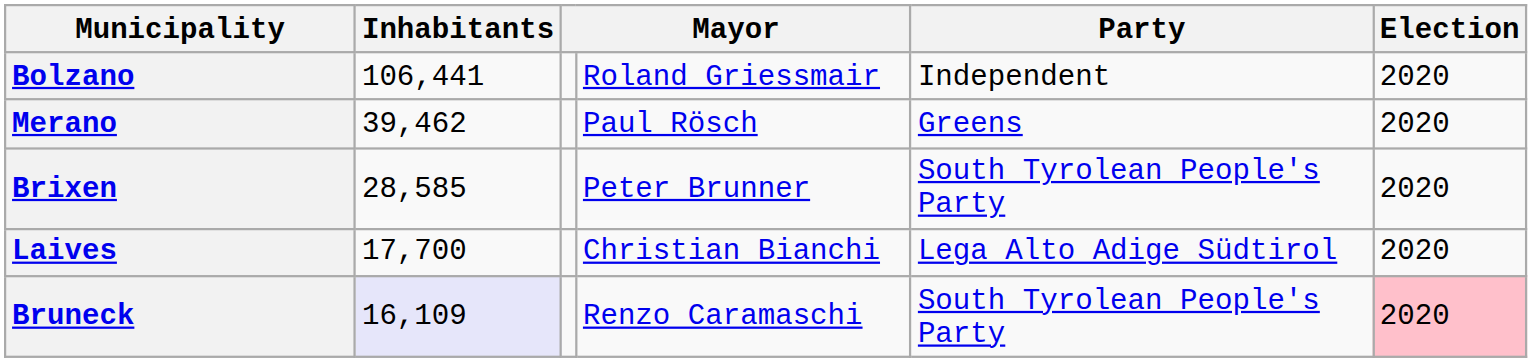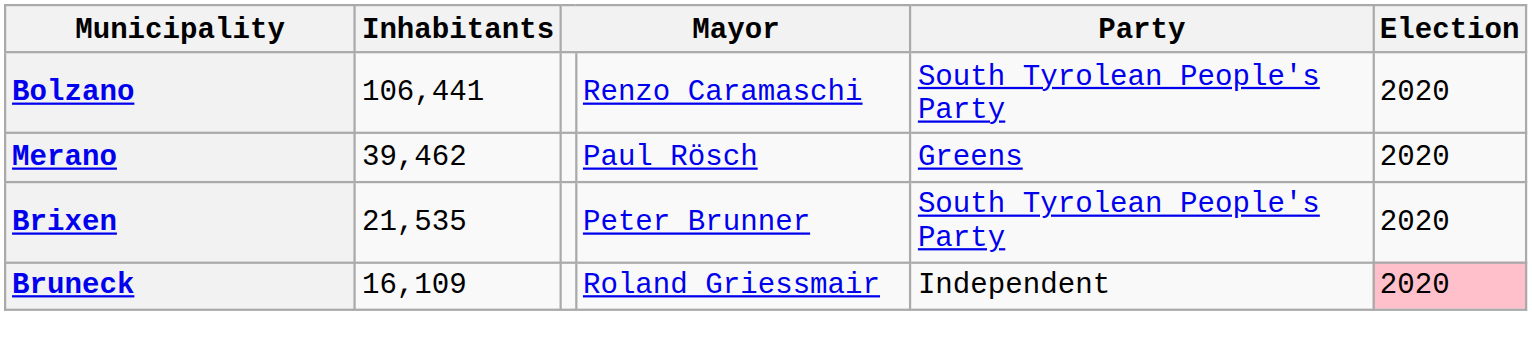(731, 76) Roland Griessmair -> (723, 93) Renzo Caramaschi
(1014, 76) Independent -> (1119, 93) South Tyrolean People's Party
(414, 188) 28,585 -> (414, 222) 21,535
- row: (64, 252)
(414, 317) lavender background -> (414, 286) no background
(723, 317) Renzo Caramaschi -> (731, 286) Roland Griessmair
(1119, 317) South Tyrolean People's Party -> (1014, 286) Independent
